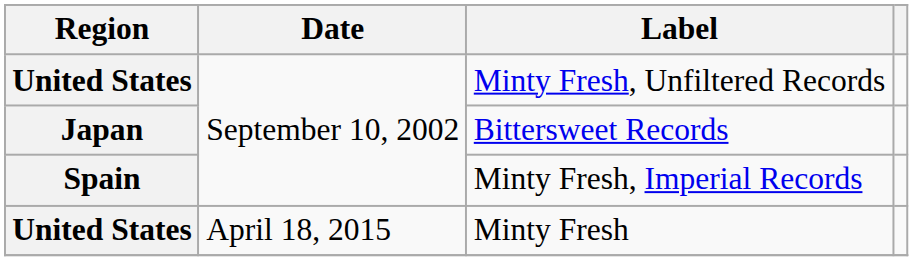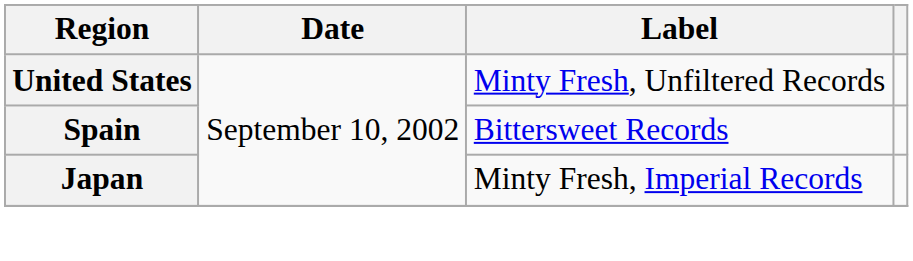(102, 129) Japan -> (102, 129) Spain
(102, 179) Spain -> (102, 179) Japan
- row: (551, 229)
